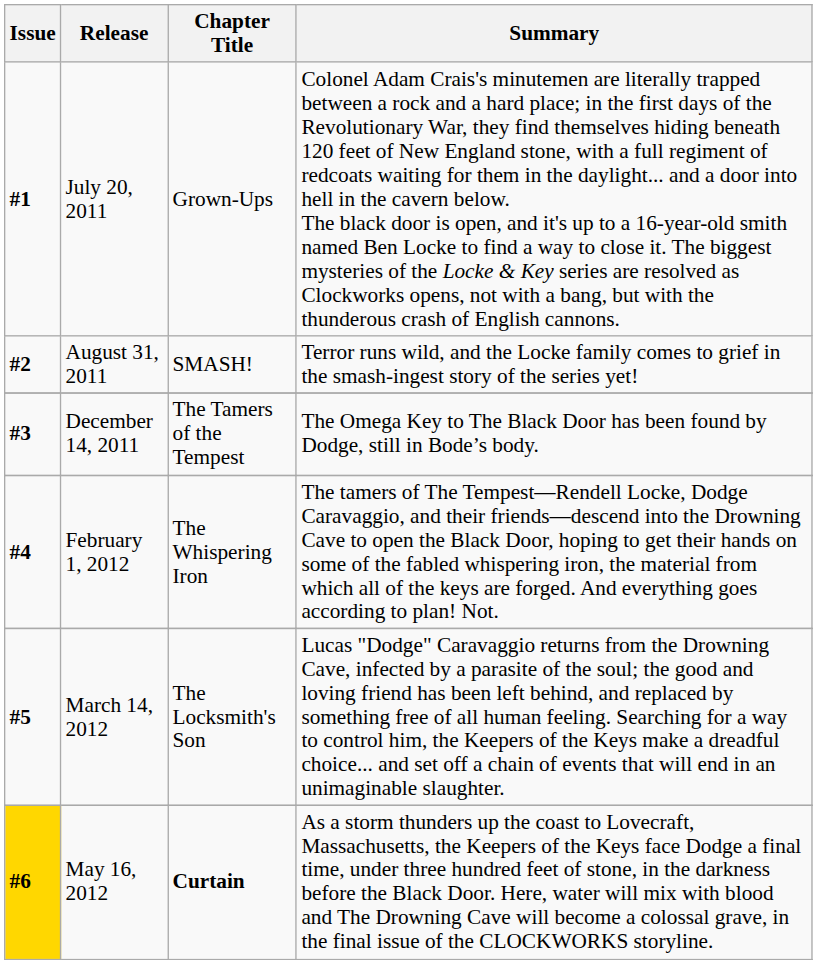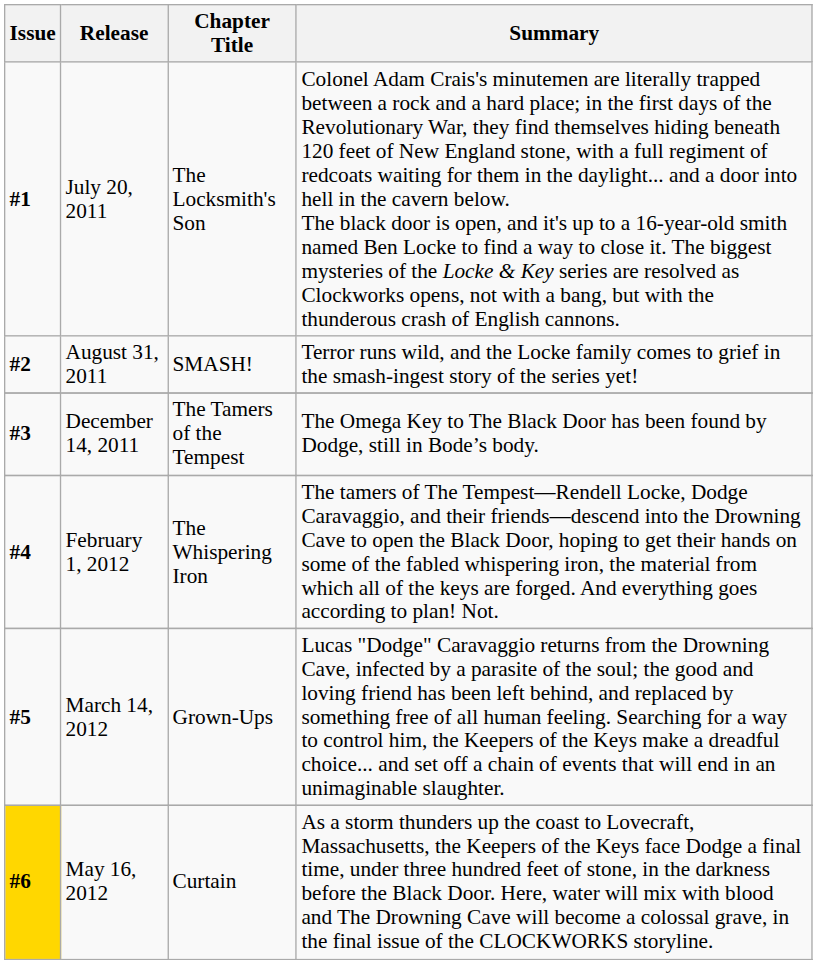(223, 198) Grown-Ups -> (224, 198) The Locksmith's Son
(224, 716) The Locksmith's Son -> (223, 716) Grown-Ups
(209, 882) bold -> (204, 882) normal
